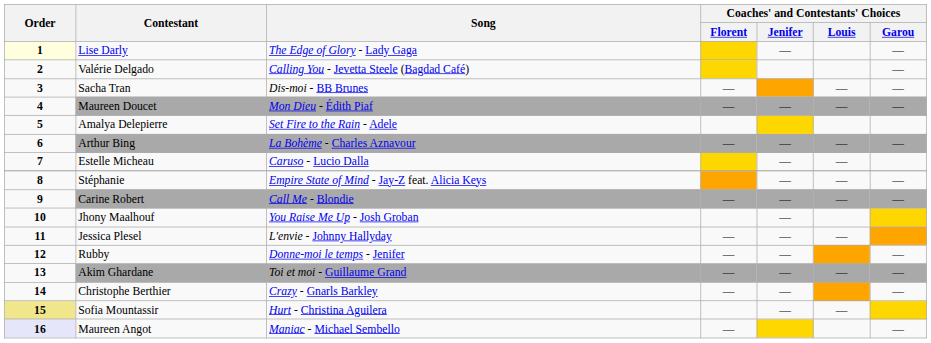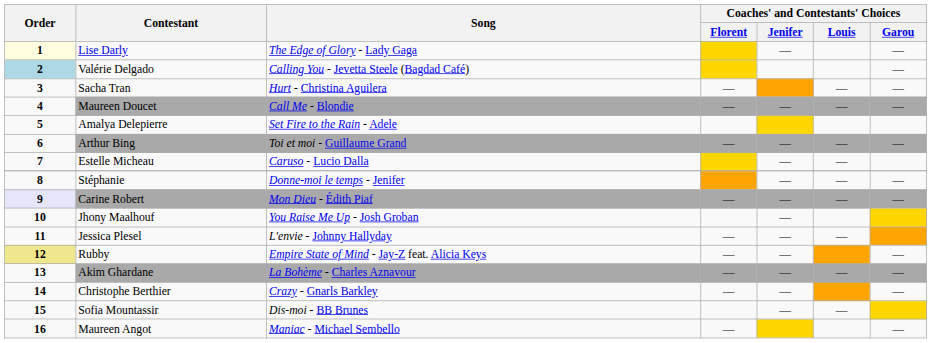(40, 69) no background -> (40, 69) lightblue background
(319, 87) Dis-moi - BB Brunes -> (328, 87) Hurt - Christina Aguilera
(321, 106) Mon Dieu - Édith Piaf -> (311, 106) Call Me - Blondie
(342, 143) La Bohème - Charles Aznavour -> (338, 143) Toi et moi - Guillaume Grand
(378, 180) Empire State of Mind - Jay-Z feat. Alicia Keys -> (337, 180) Donne-moi le temps - Jenifer
(40, 198) no background -> (40, 198) lavender background
(311, 198) Call Me - Blondie -> (321, 198) Mon Dieu - Édith Piaf
(40, 254) no background -> (40, 254) khaki background
(337, 254) Donne-moi le temps - Jenifer -> (378, 254) Empire State of Mind - Jay-Z feat. Alicia Keys
(338, 273) Toi et moi - Guillaume Grand -> (342, 273) La Bohème - Charles Aznavour
(40, 310) khaki background -> (40, 310) no background
(328, 310) Hurt - Christina Aguilera -> (319, 310) Dis-moi - BB Brunes
(40, 328) lavender background -> (40, 328) no background
